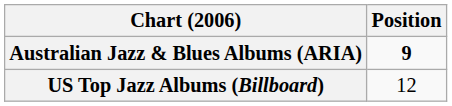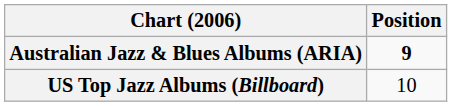(406, 85) 12 -> (406, 85) 10
